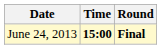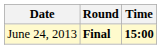columns swapped: (97, 14) <-> (136, 14)
